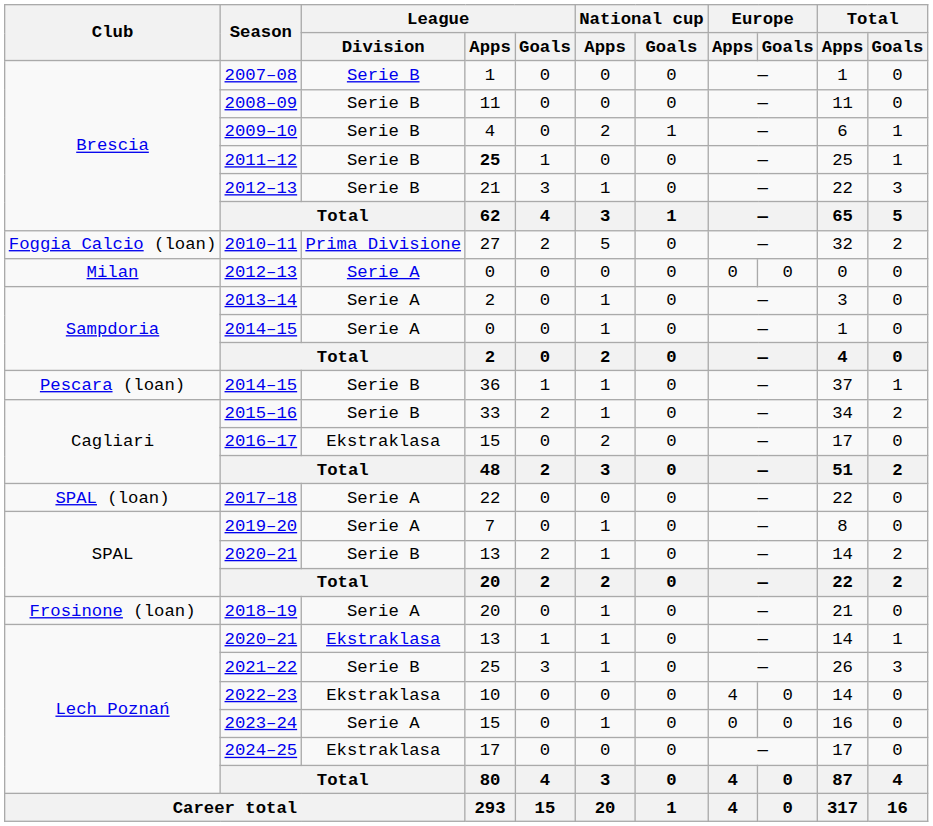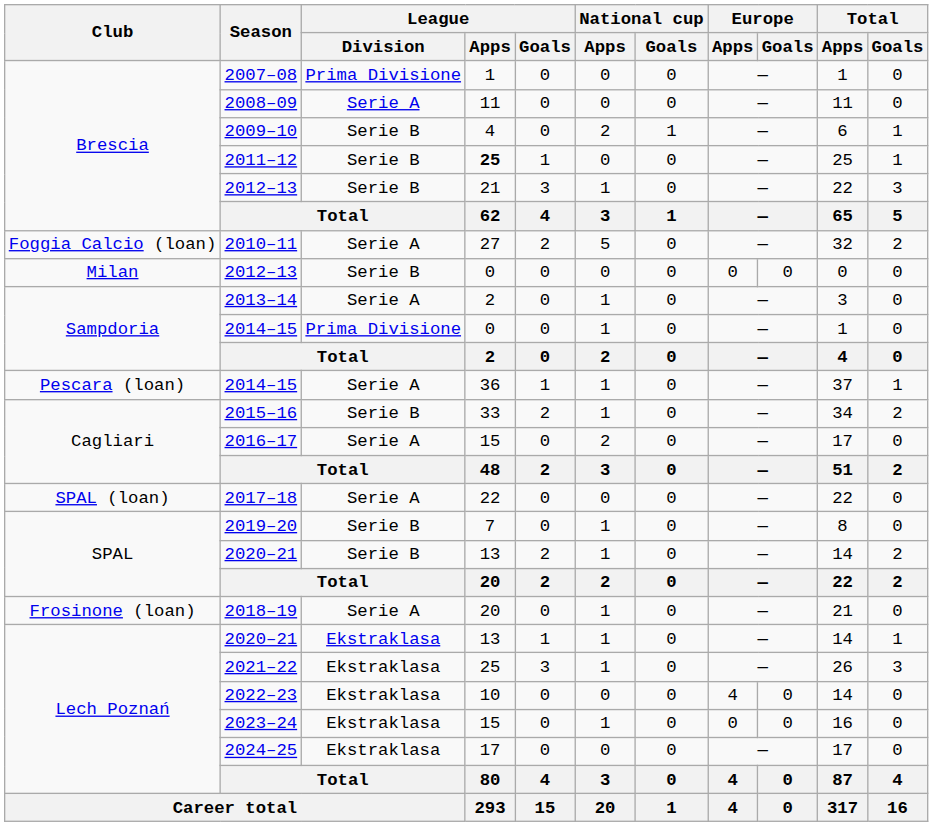(383, 75) Serie B -> (383, 75) Prima Divisione
(383, 103) Serie B -> (383, 103) Serie A
(383, 244) Prima Divisione -> (383, 244) Serie A
(383, 272) Serie A -> (383, 272) Serie B
(383, 329) Serie A -> (383, 329) Prima Divisione
(383, 385) Serie B -> (383, 385) Serie A
(383, 441) Ekstraklasa -> (383, 441) Serie A
(383, 526) Serie A -> (383, 526) Serie B
(383, 667) Serie B -> (383, 667) Ekstraklasa
(383, 723) Serie A -> (383, 723) Ekstraklasa
